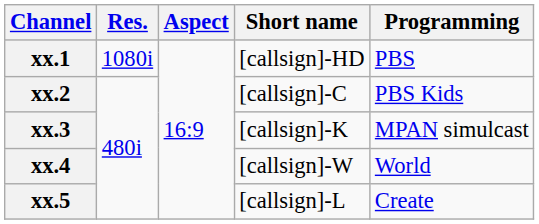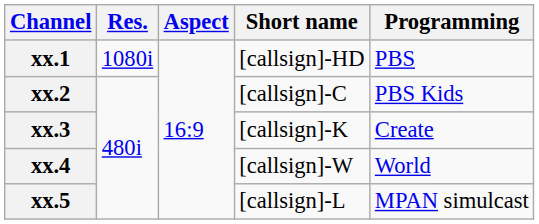(452, 129) MPAN simulcast -> (404, 129) Create
(404, 201) Create -> (452, 201) MPAN simulcast
